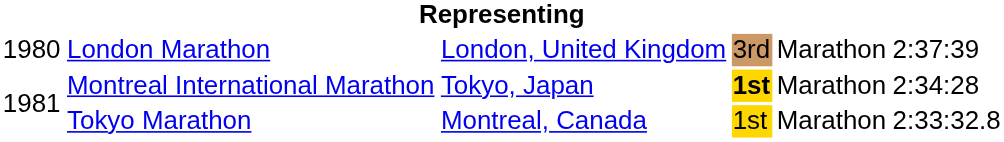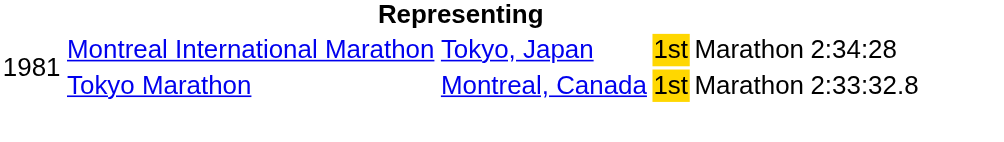- row: (169, 49)
(751, 85) bold -> (671, 49) normal
